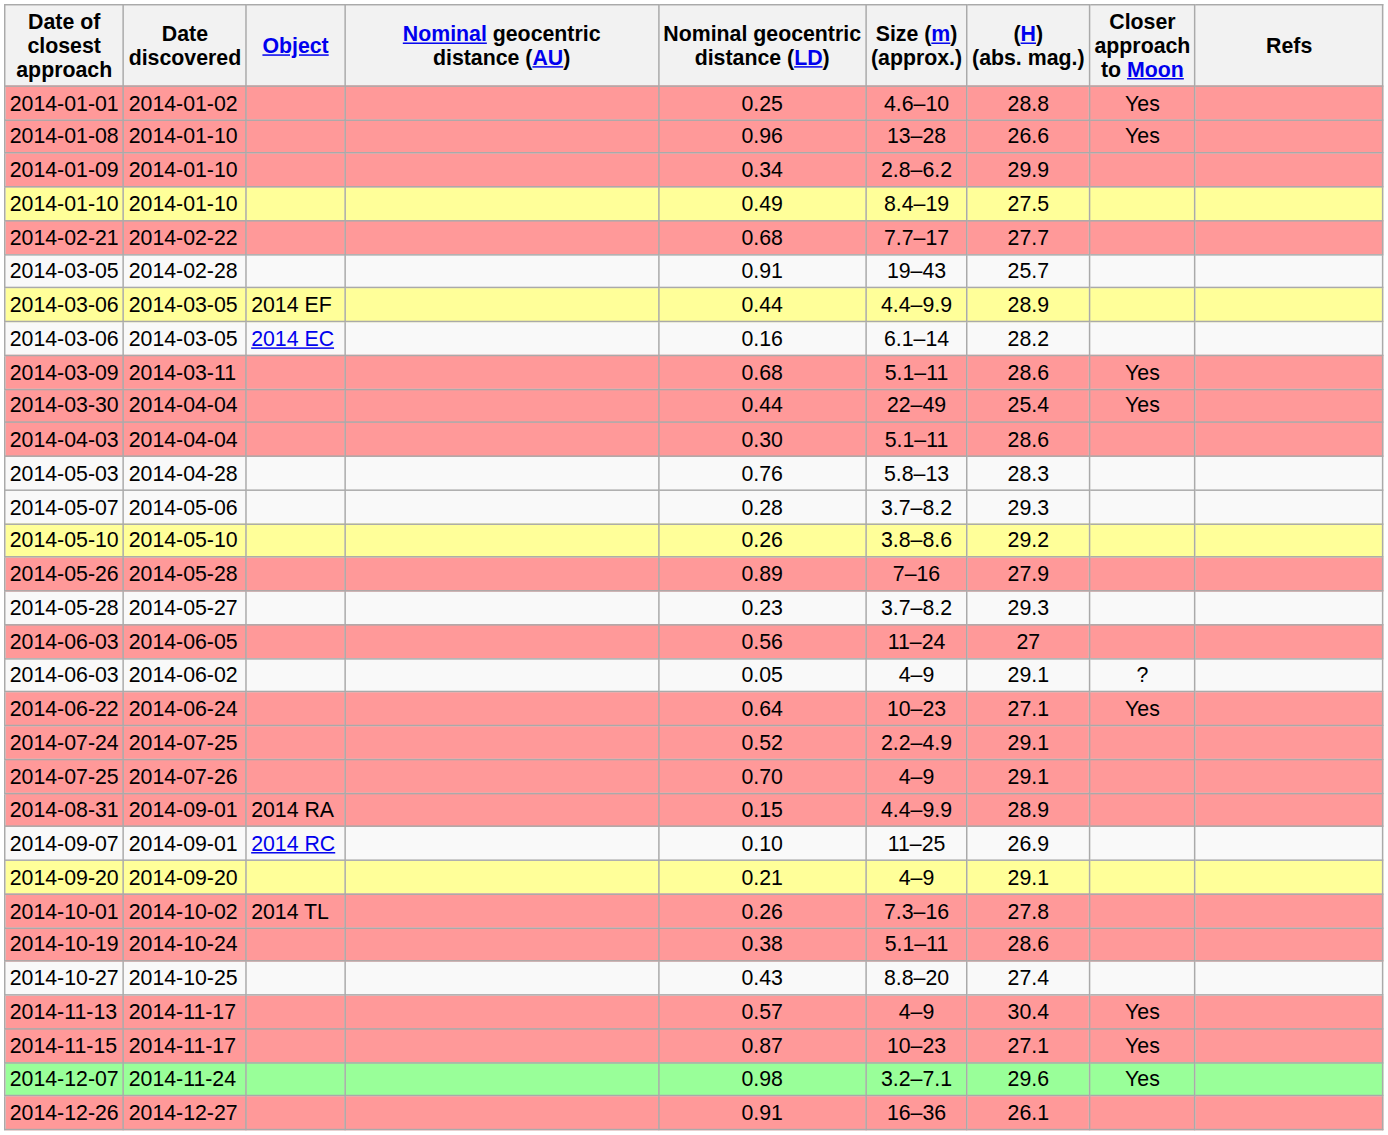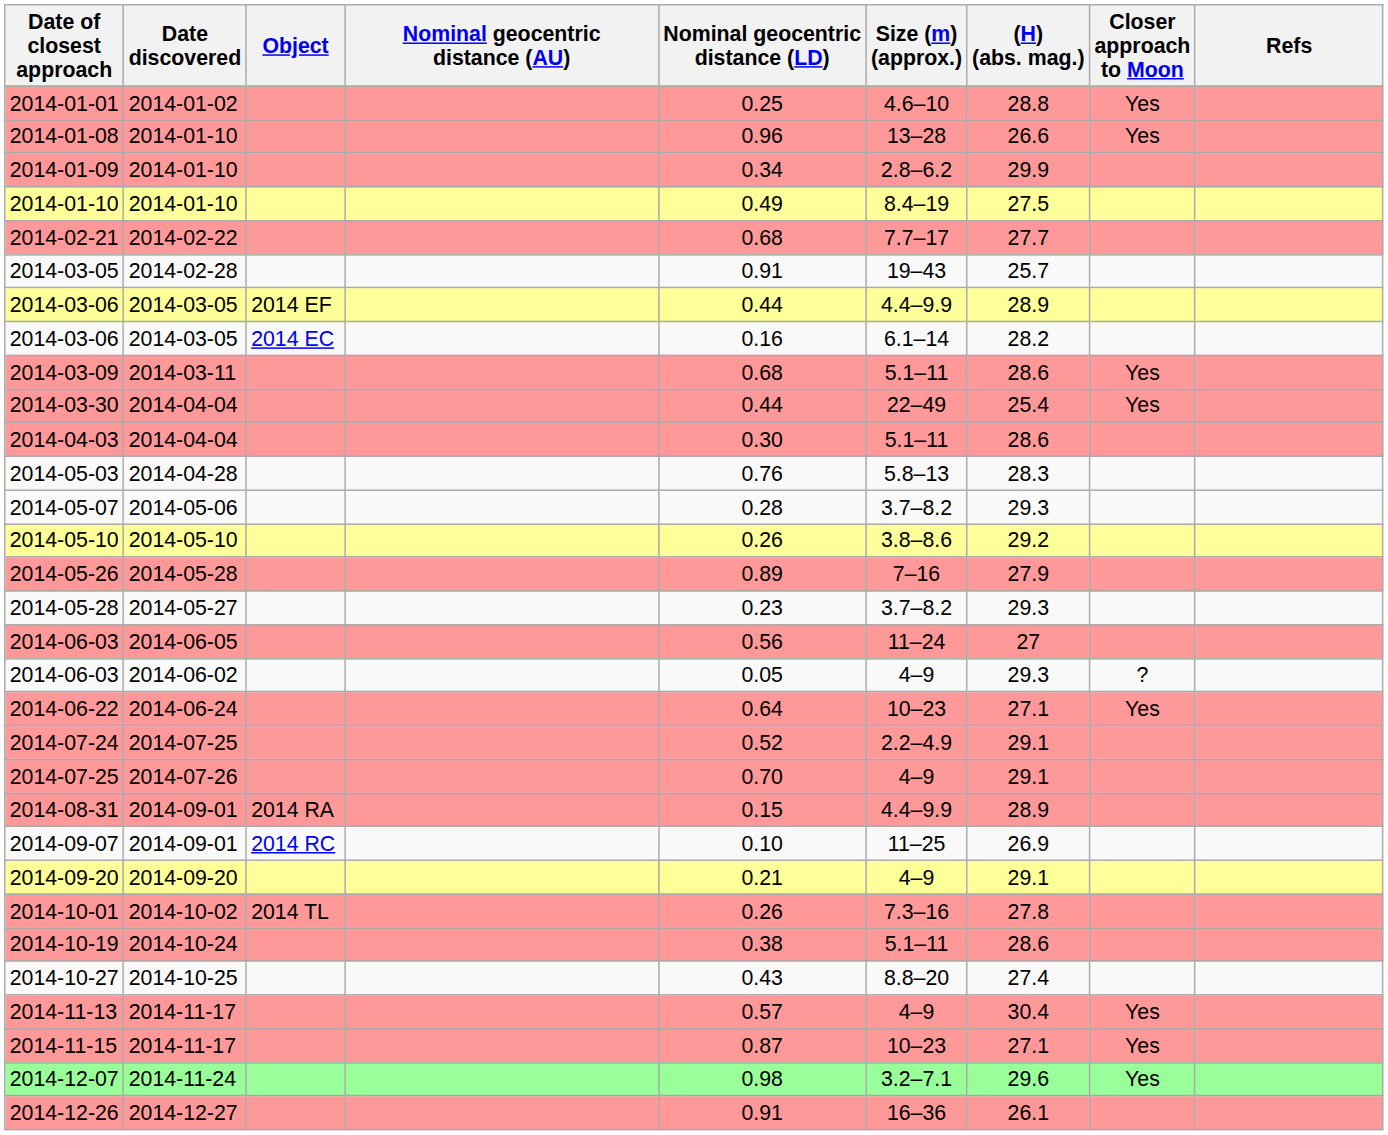(1028, 675) 29.1 -> (1028, 675) 29.3
